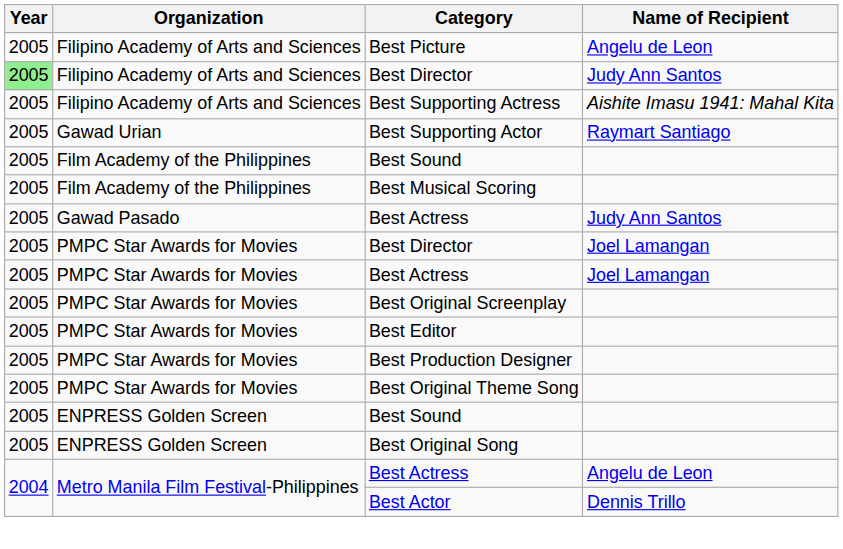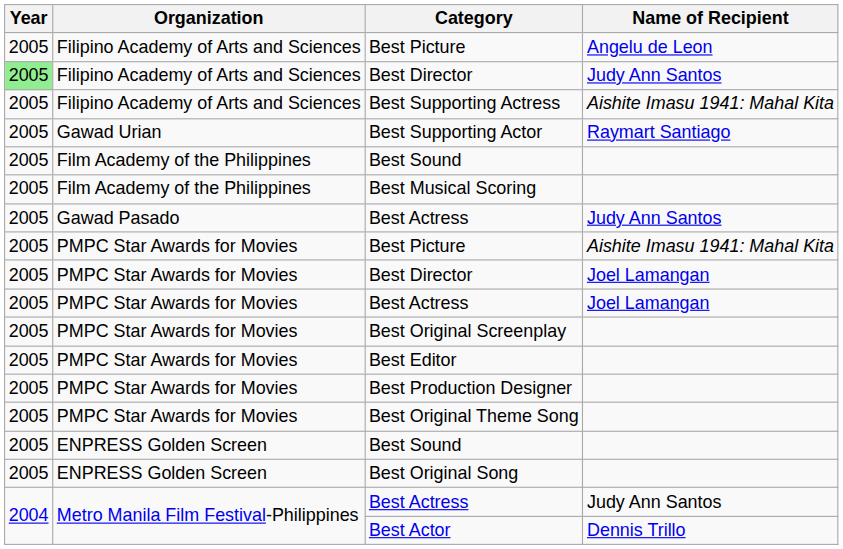+ row: (177, 246)
(650, 473) Angelu de Leon -> (654, 501) Judy Ann Santos
